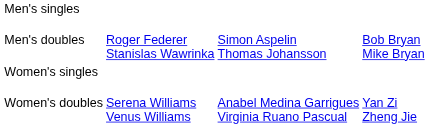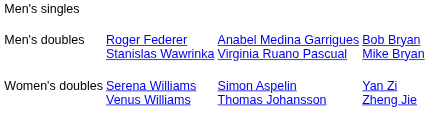(272, 47) Simon Aspelin Thomas Johansson -> (288, 47) Anabel Medina Garrigues Virginia Ruano Pascual
- row: (51, 71)
(288, 110) Anabel Medina Garrigues Virginia Ruano Pascual -> (272, 92) Simon Aspelin Thomas Johansson
